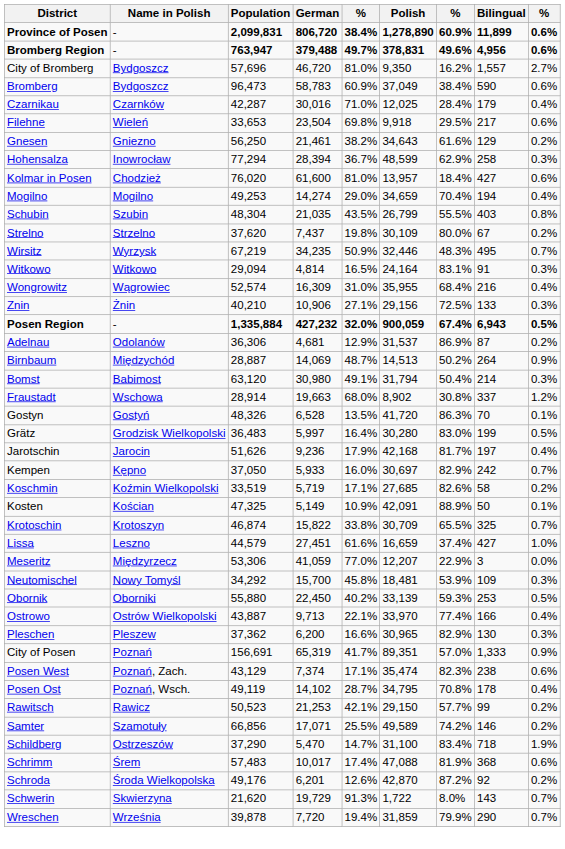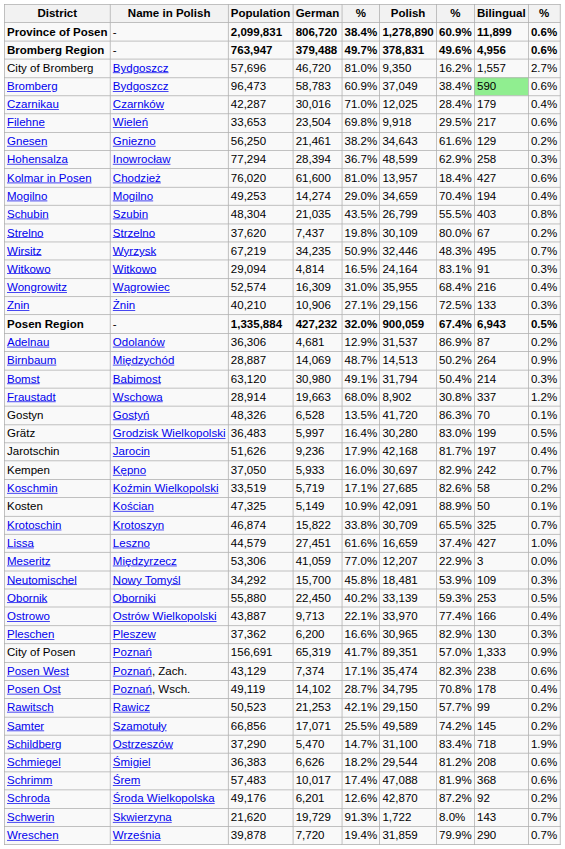(487, 86) no background -> (487, 86) lightgreen background
(487, 726) 146 -> (487, 726) 145
+ row: (34, 762)
